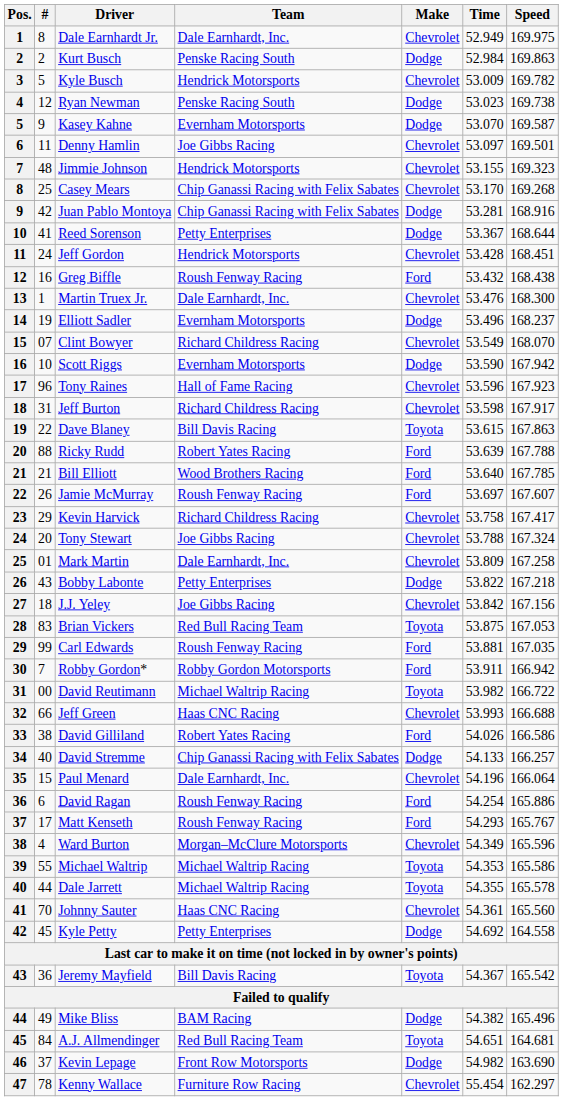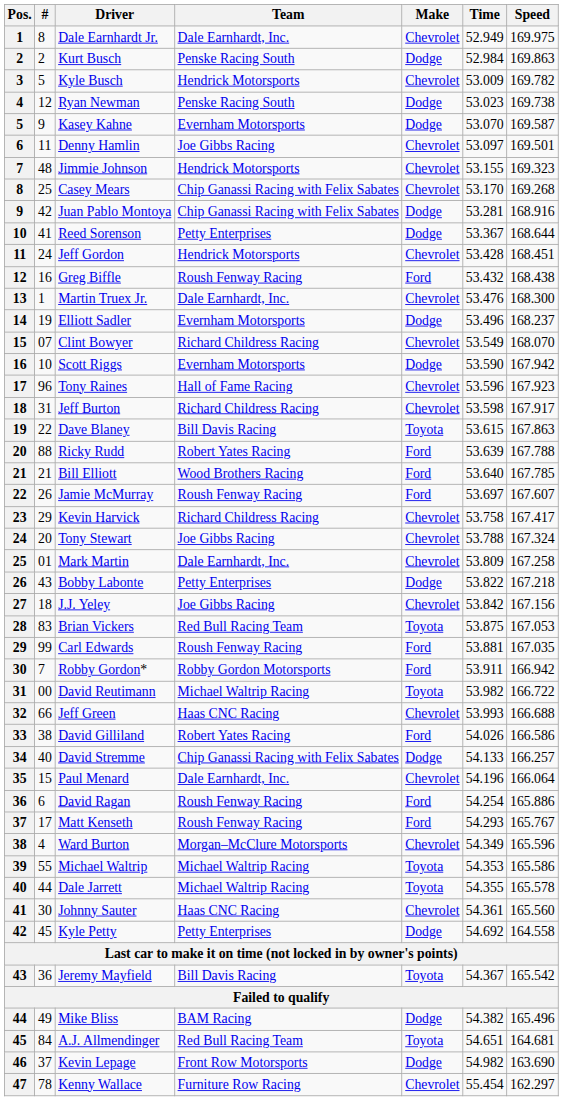(45, 910) 70 -> (45, 910) 30
